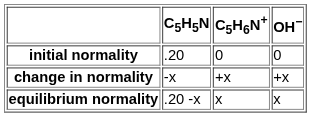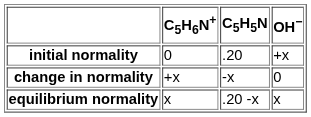columns swapped: (187, 25) <-> (241, 25)
(277, 55) 0 -> (281, 55) +x
(281, 77) +x -> (277, 77) 0
